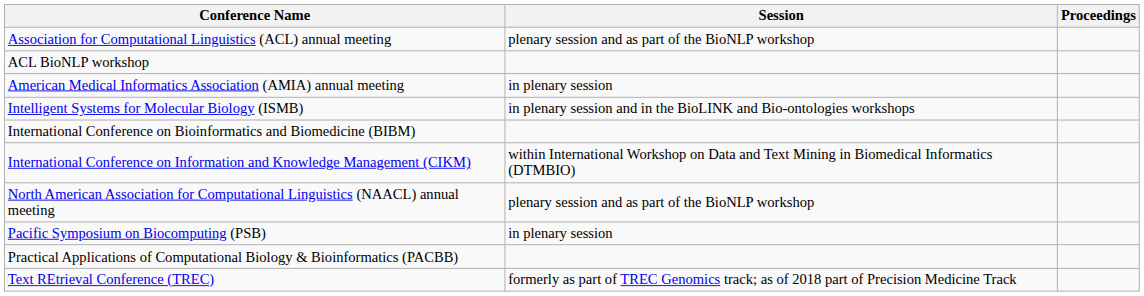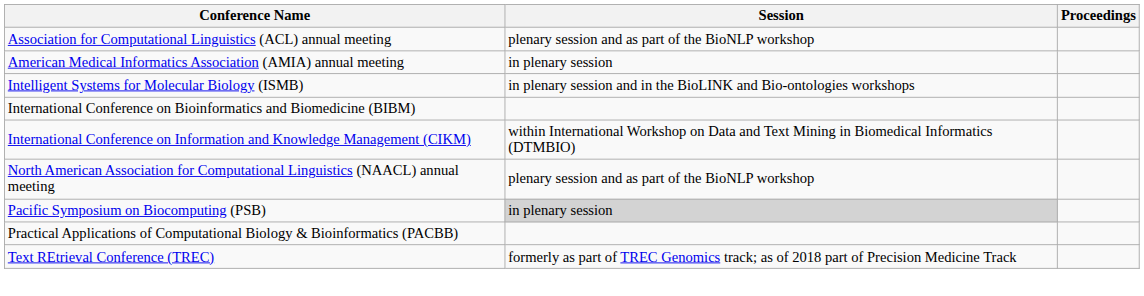- row: (78, 62)
(560, 233) no background -> (560, 210) lightgrey background
